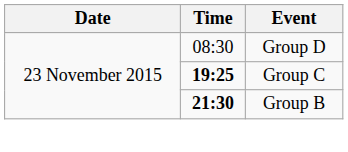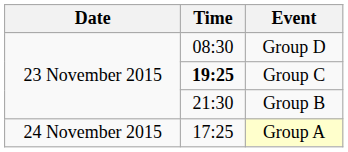(213, 103) bold -> (213, 103) normal
+ row: (294, 132)
